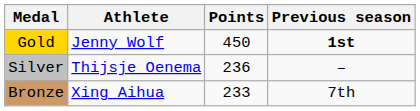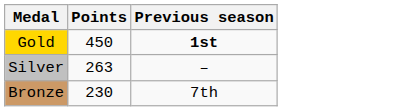- column: (136, 17)
(237, 68) 236 -> (99, 68) 263
(237, 93) 233 -> (99, 93) 230
